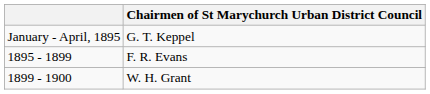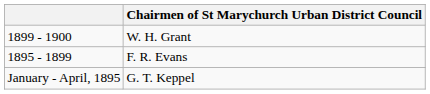rows swapped: (161, 36) <-> (159, 78)
